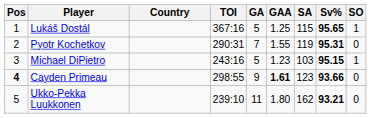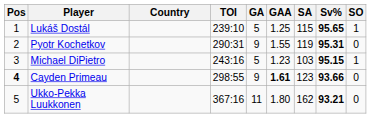(228, 28) 367:16 -> (228, 28) 239:10
(257, 45) 7 -> (257, 45) 9
(228, 99) 239:10 -> (228, 99) 367:16
